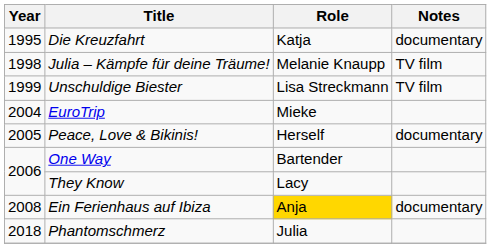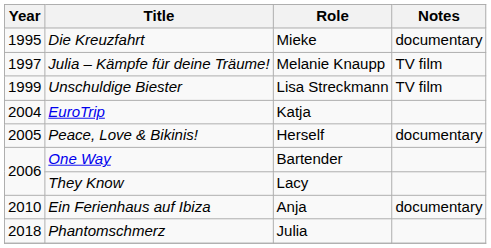(294, 40) Katja -> (297, 40) Mieke
(25, 64) 1998 -> (25, 64) 1997
(297, 111) Mieke -> (294, 111) Katja
(25, 207) 2008 -> (25, 207) 2010
(292, 207) gold background -> (292, 207) no background
